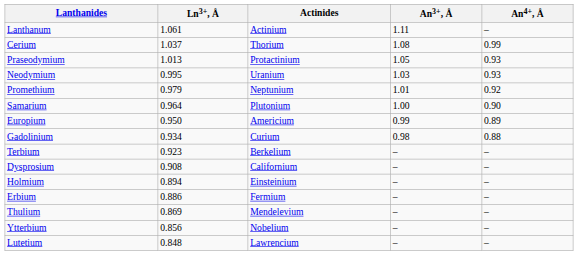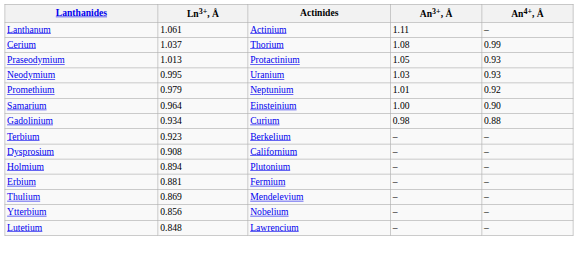(270, 106) Plutonium -> (273, 106) Einsteinium
- row: (26, 121)
(273, 182) Einsteinium -> (270, 166) Plutonium
(171, 197) 0.886 -> (171, 182) 0.881
